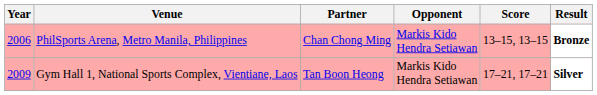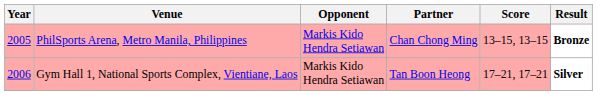columns swapped: (347, 14) <-> (437, 14)
(19, 41) 2006 -> (19, 41) 2005
(19, 74) 2009 -> (19, 74) 2006
